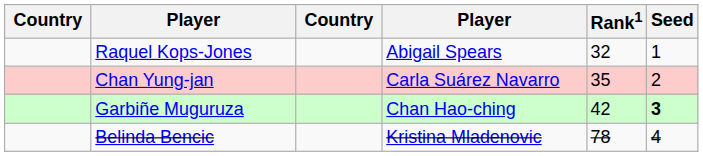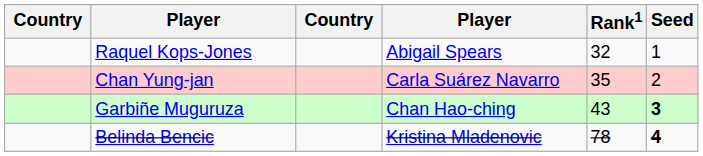(600, 108) 42 -> (600, 108) 43
(656, 137) normal -> (656, 137) bold
